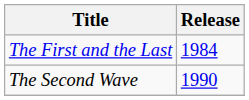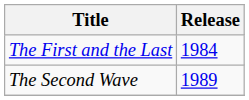(199, 80) 1990 -> (199, 80) 1989
